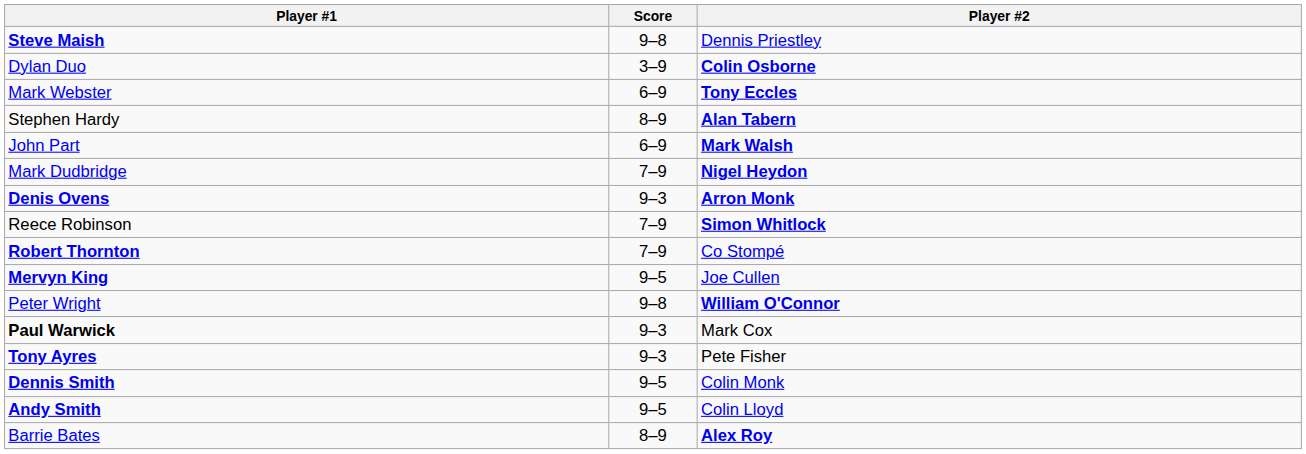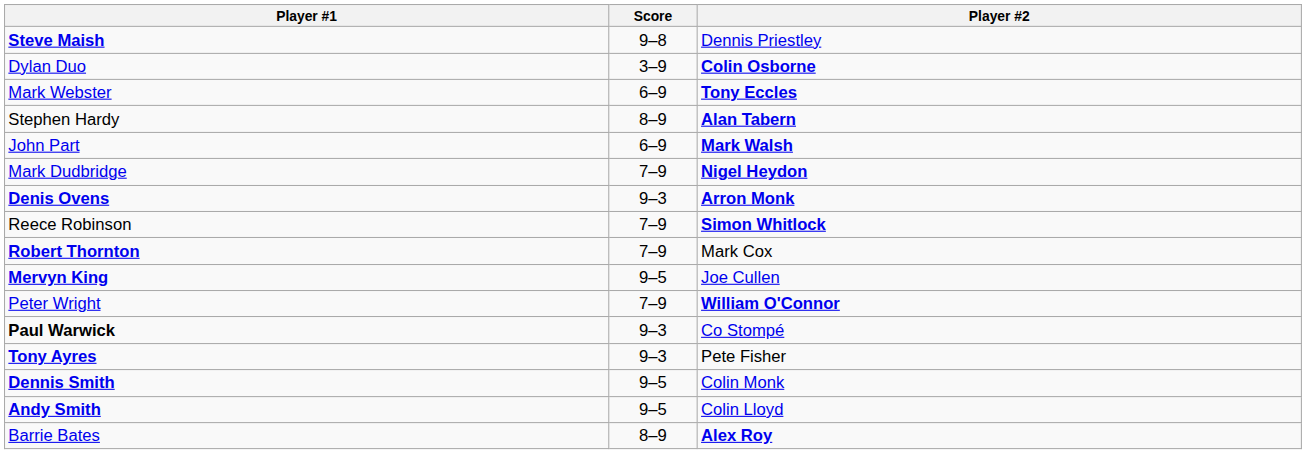(743, 250) Co Stompé -> (737, 250) Mark Cox
(653, 303) 9–8 -> (653, 303) 7–9
(737, 330) Mark Cox -> (743, 330) Co Stompé
